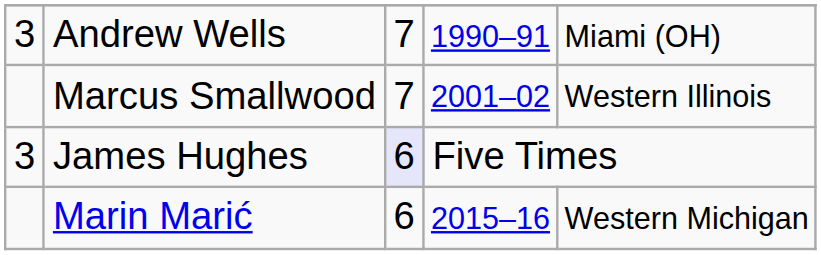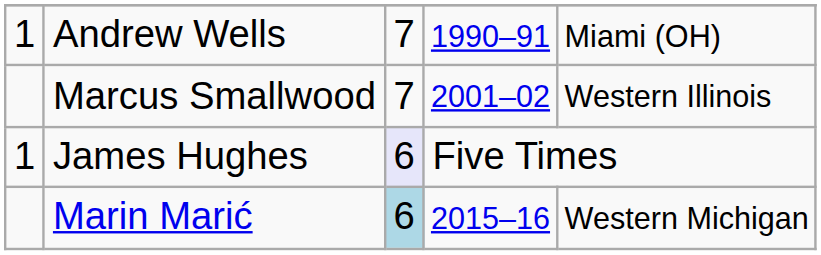(25, 34) 3 -> (25, 34) 1
(25, 156) 3 -> (25, 156) 1
(404, 216) no background -> (404, 216) lightblue background
